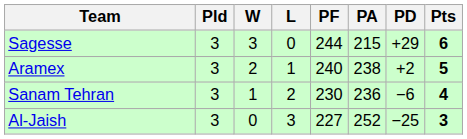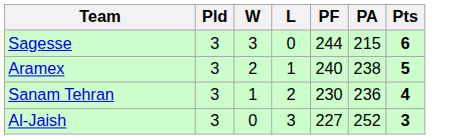- column: (405, 17)
